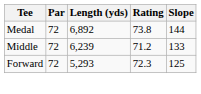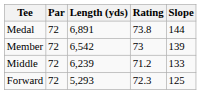(82, 30) 6,892 -> (82, 30) 6,891
+ row: (25, 47)
